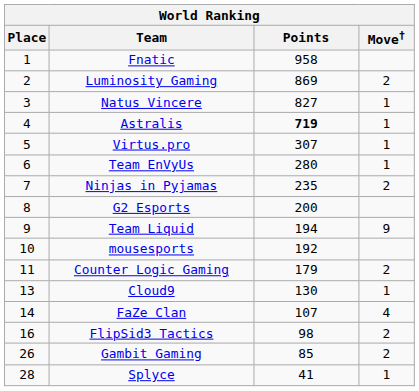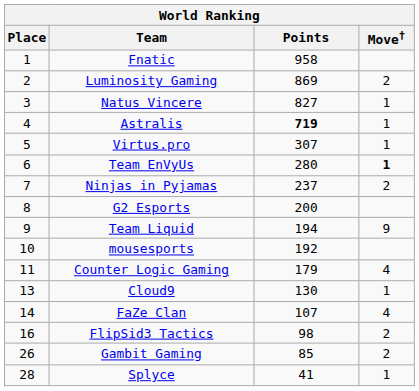(386, 165) normal -> (386, 165) bold
(306, 186) 235 -> (306, 186) 237
(386, 270) 2 -> (386, 270) 4
